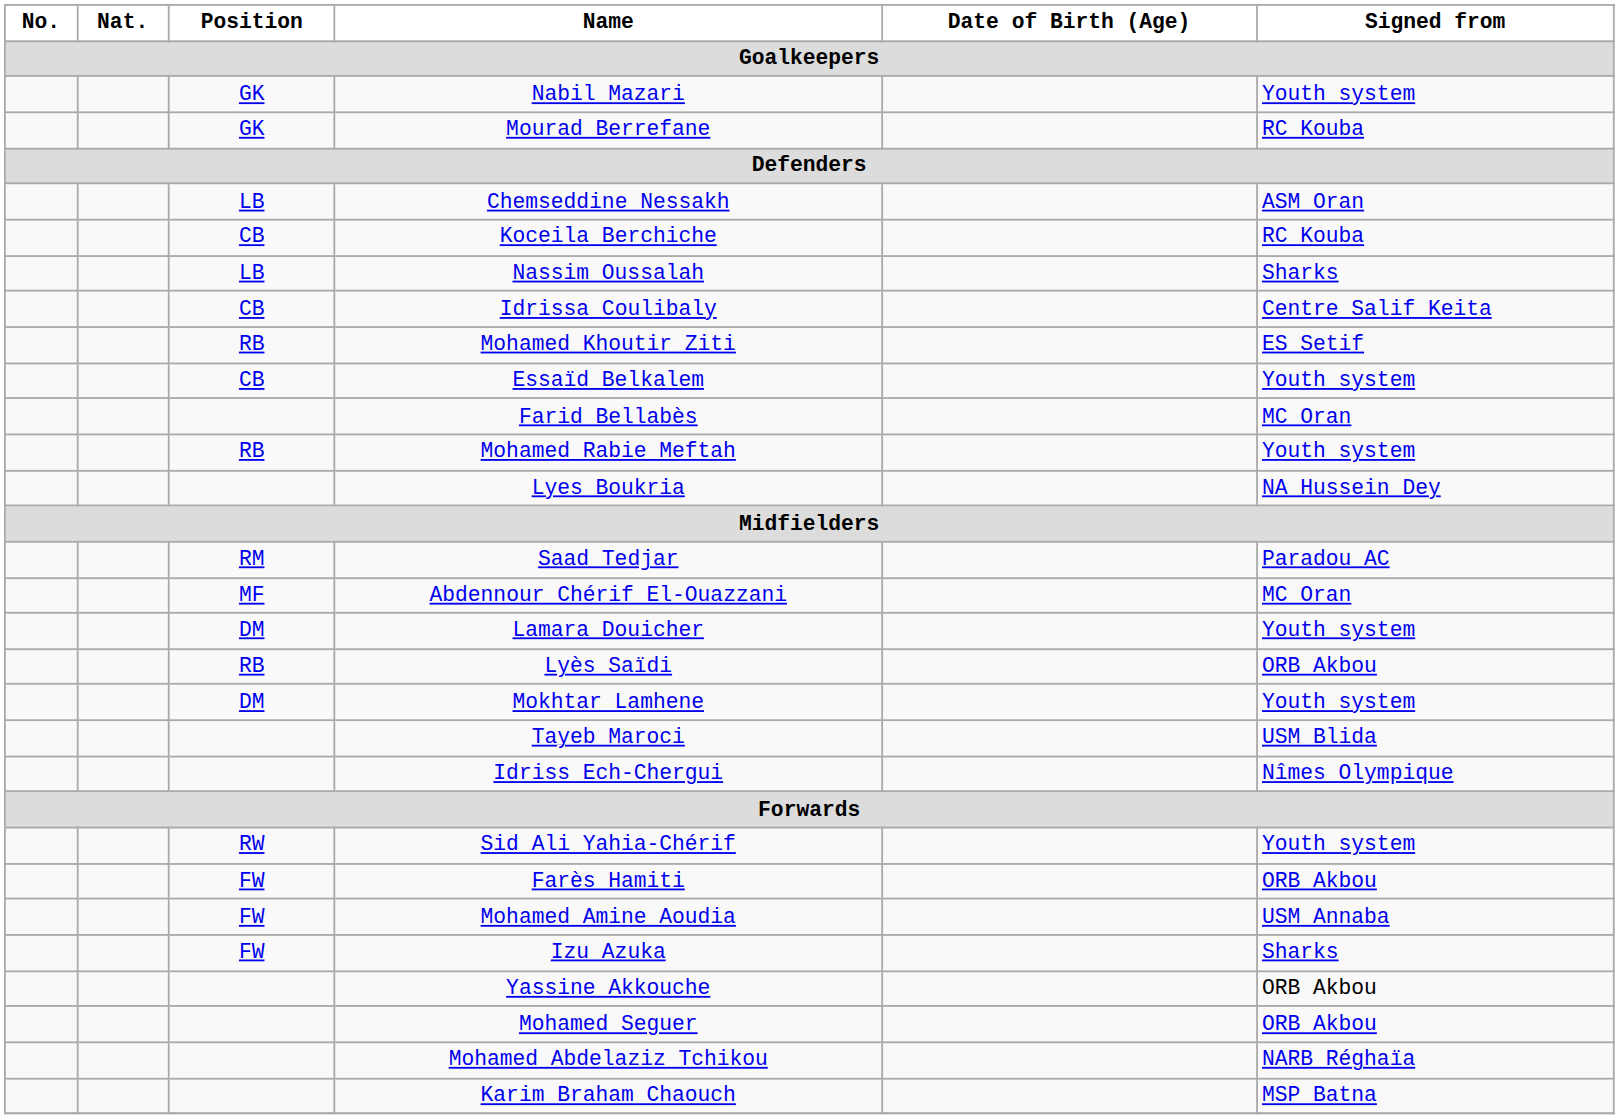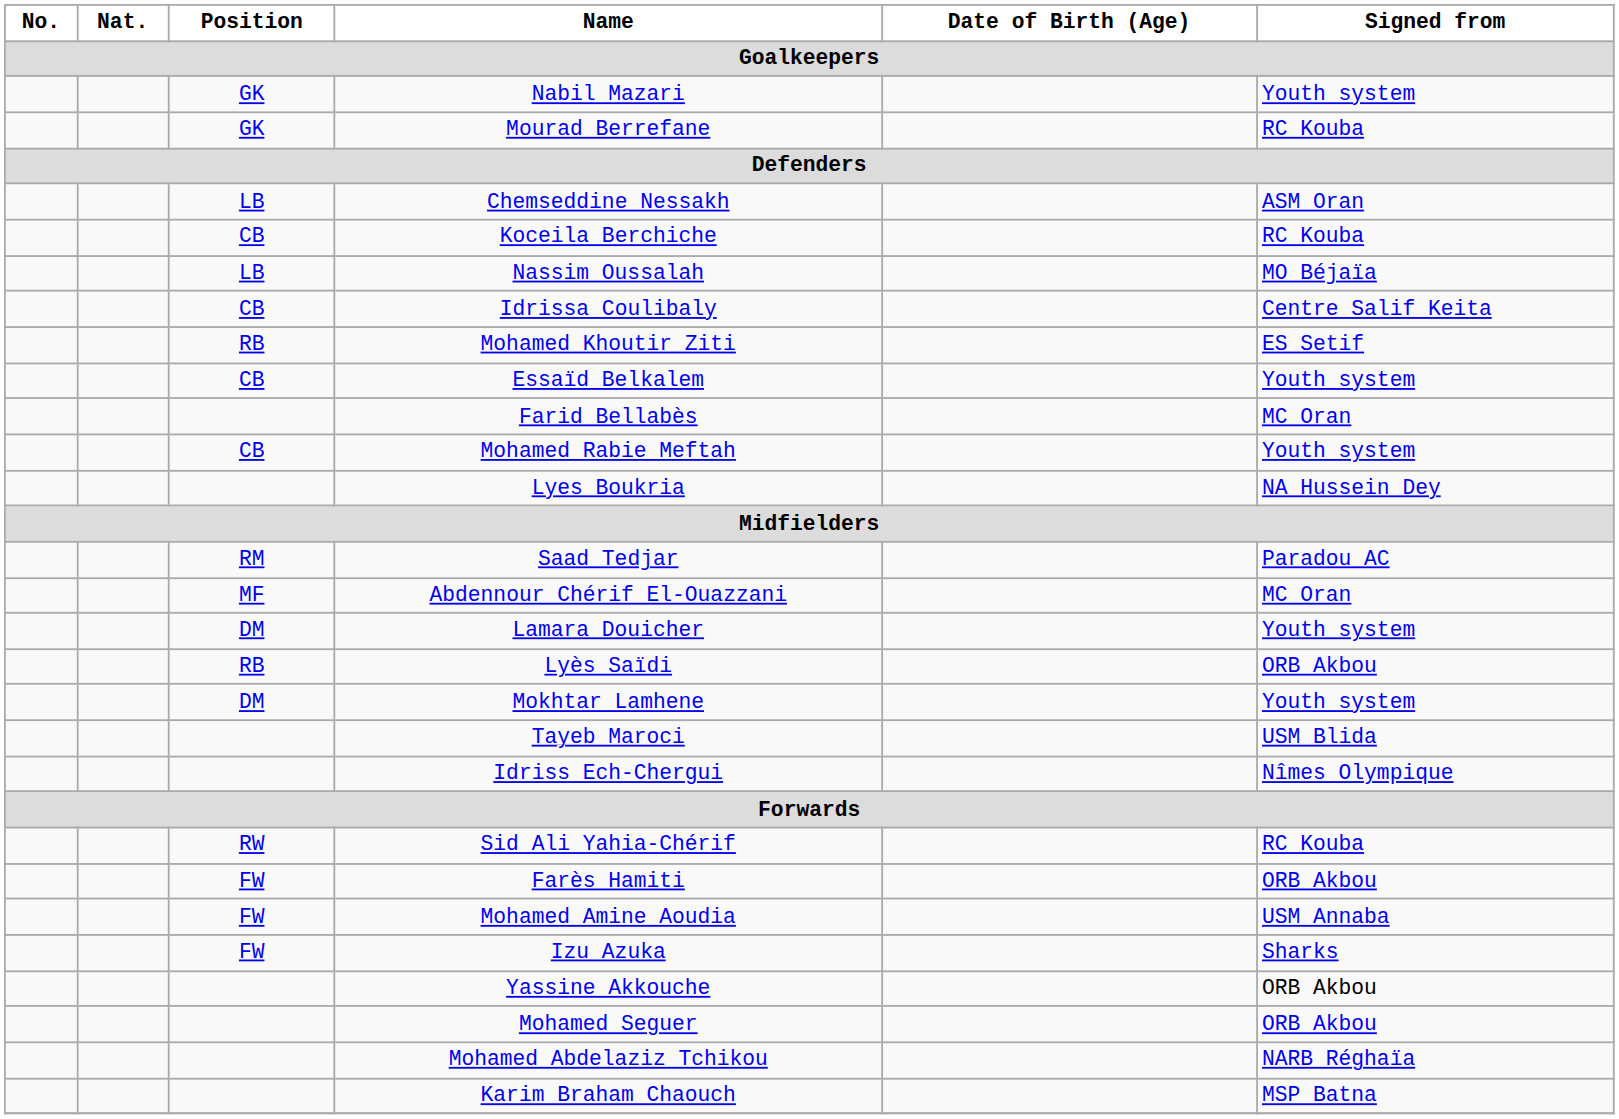(1300, 273) Sharks -> (1319, 273) MO Béjaïa
(252, 452) RB -> (252, 452) CB
(1339, 845) Youth system -> (1313, 845) RC Kouba
